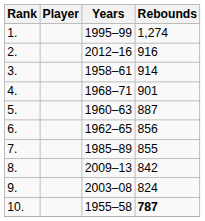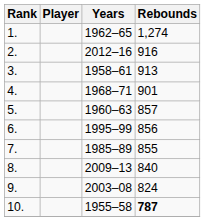(108, 33) 1995–99 -> (108, 33) 1962–65
(148, 71) 914 -> (148, 71) 913
(148, 110) 887 -> (148, 110) 857
(108, 129) 1962–65 -> (108, 129) 1995–99
(148, 168) 842 -> (148, 168) 840
